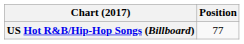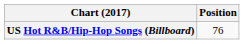(218, 30) 77 -> (218, 30) 76
